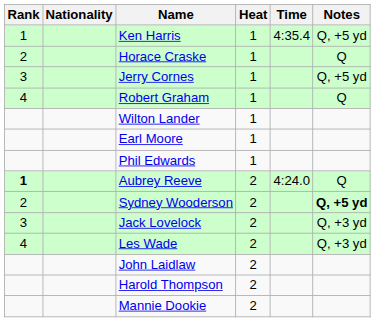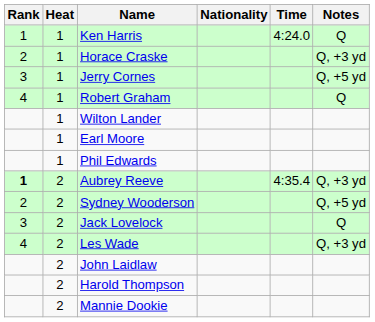columns swapped: (253, 14) <-> (79, 14)
(292, 35) 4:35.4 -> (292, 35) 4:24.0
(342, 35) Q, +5 yd -> (341, 35) Q
(342, 56) Q -> (341, 56) Q, +3 yd
(292, 181) 4:24.0 -> (292, 181) 4:35.4
(342, 181) Q -> (341, 181) Q, +3 yd
(342, 202) bold -> (341, 202) normal
(342, 222) Q, +3 yd -> (341, 222) Q
